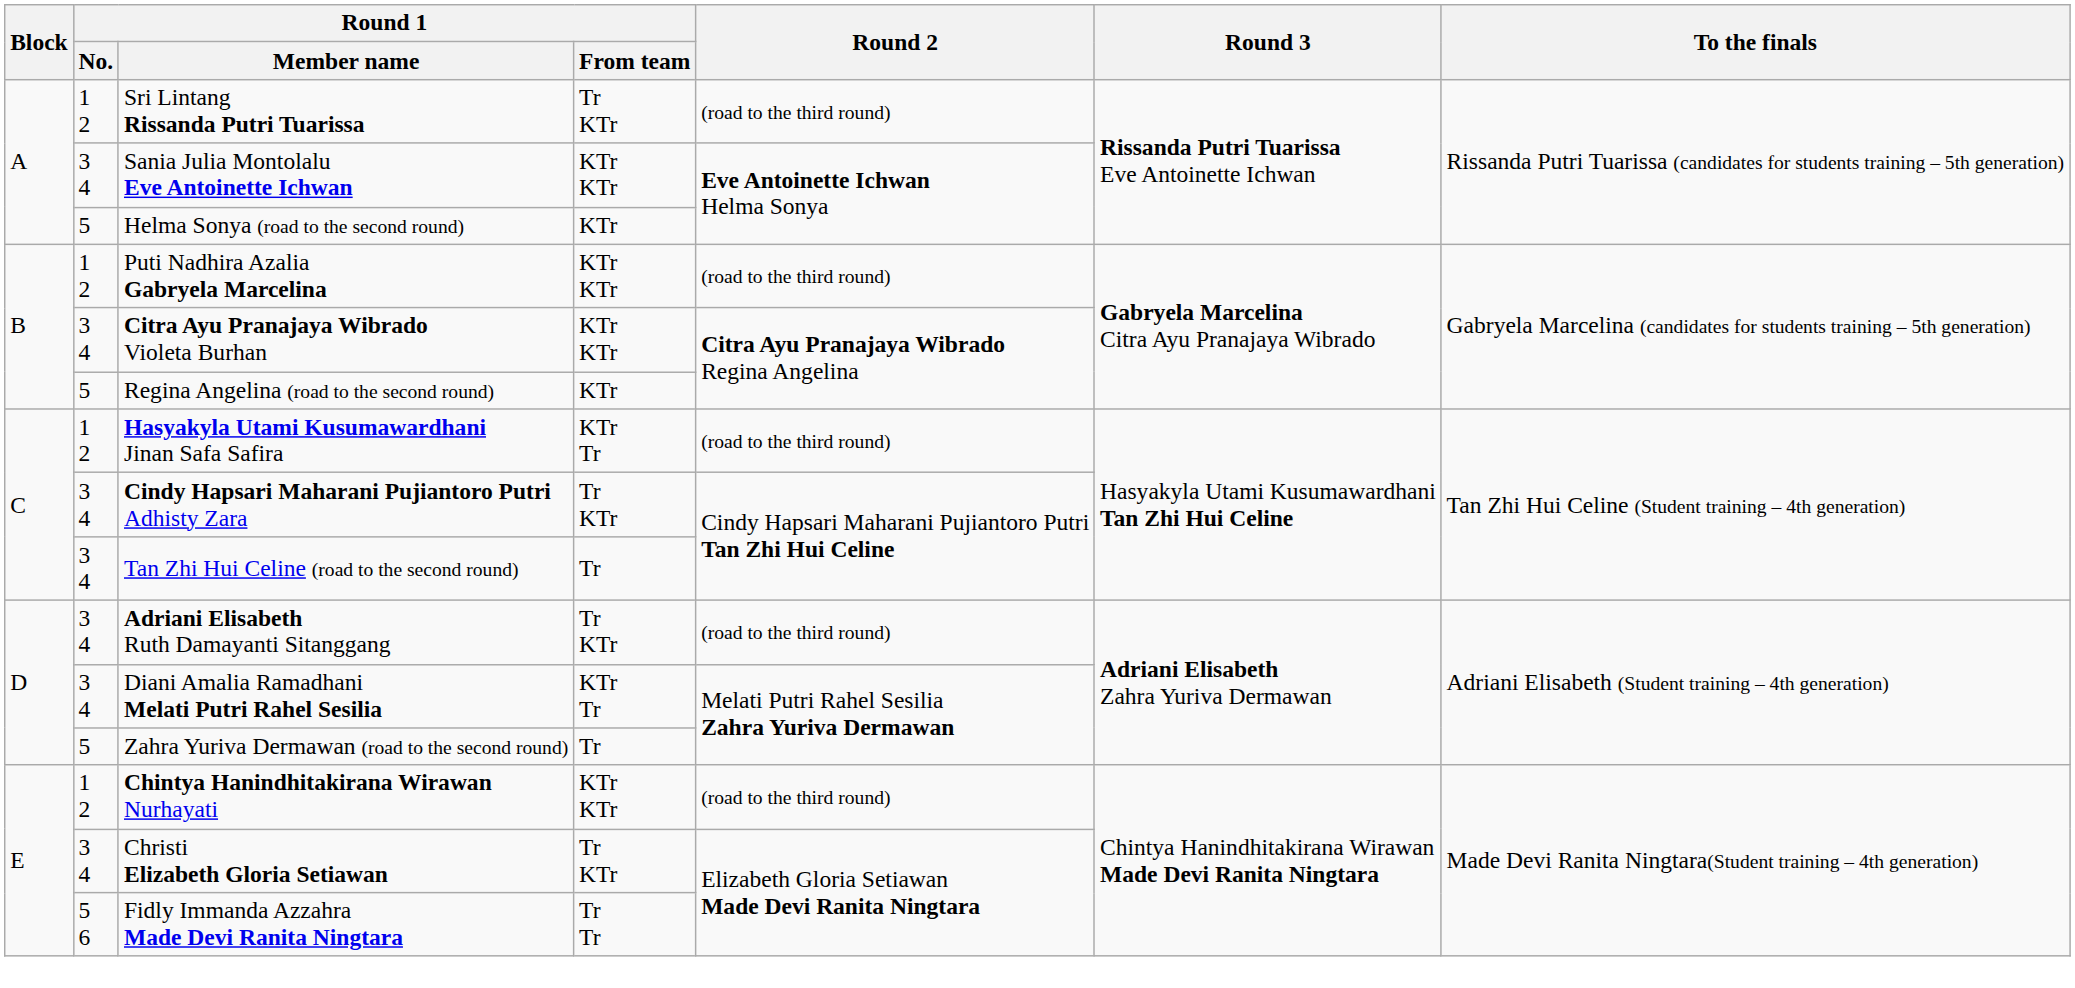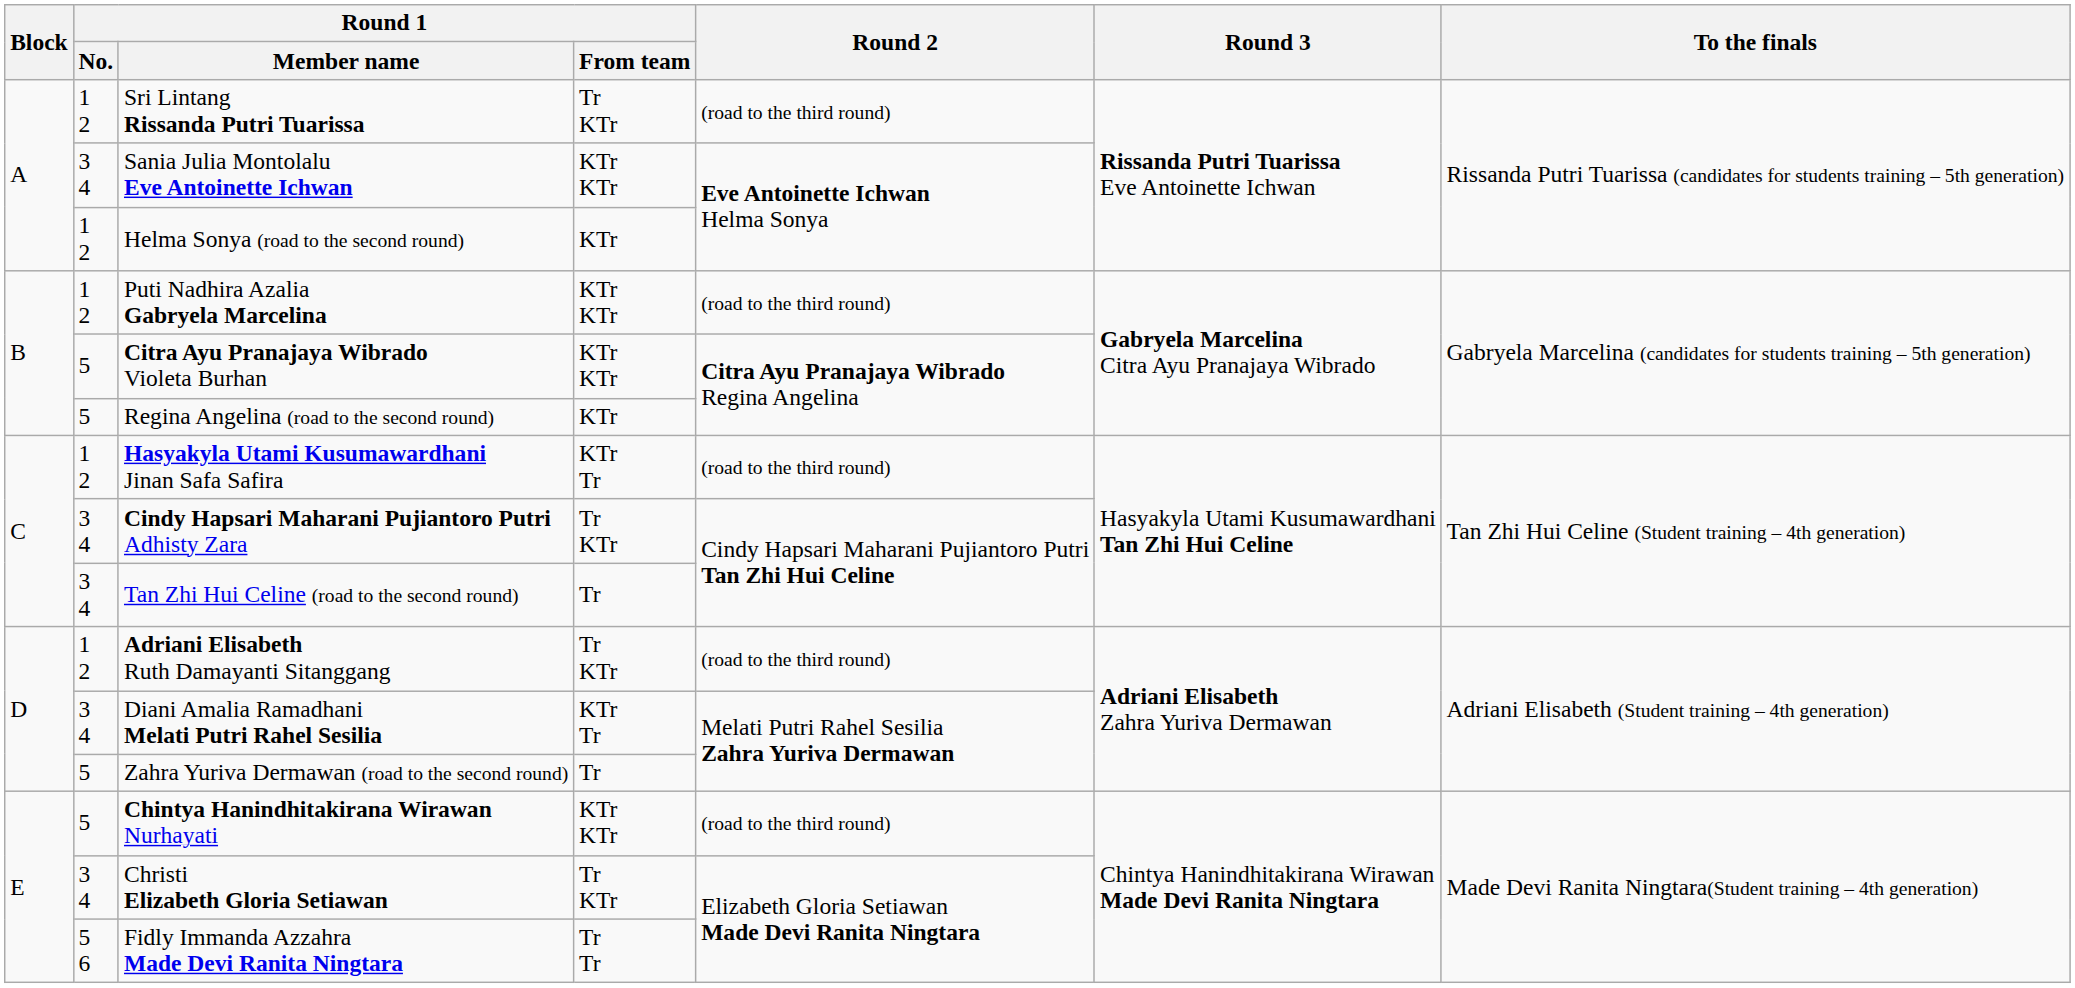(84, 225) 5 -> (84, 238) 1 2
(84, 339) 3 4 -> (84, 366) 5
(84, 631) 3 4 -> (84, 658) 1 2
(84, 796) 1 2 -> (84, 823) 5
